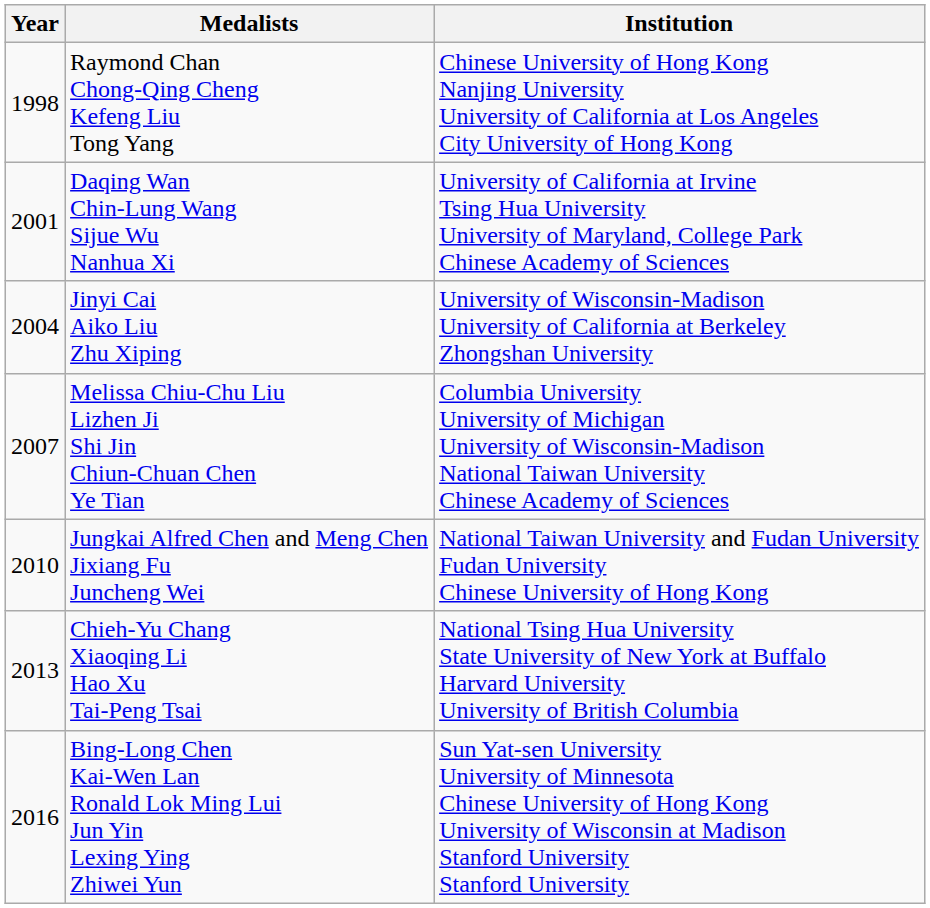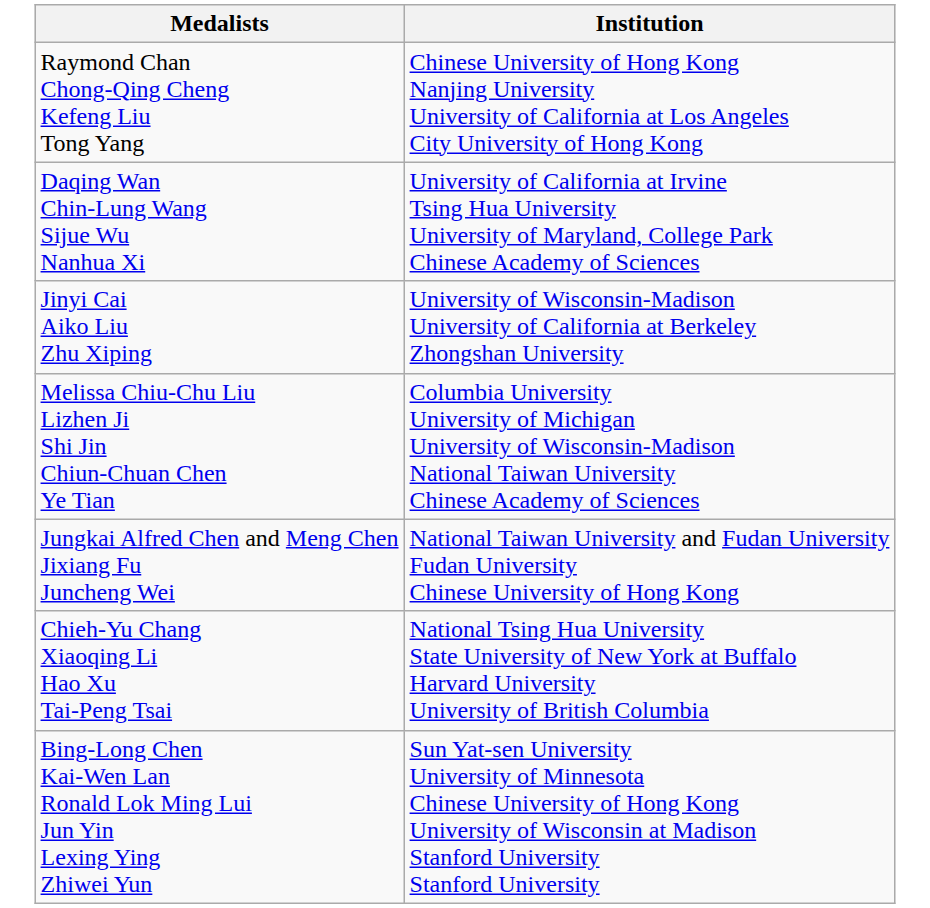- column: (35, 23)
